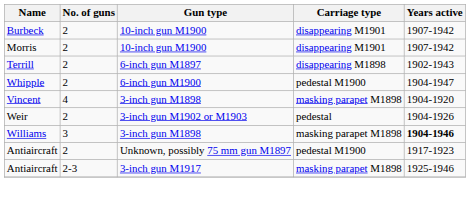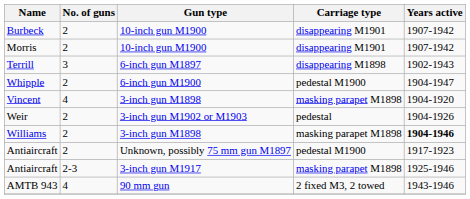(65, 64) 2 -> (65, 64) 3
(65, 133) 3 -> (65, 133) 2
+ row: (32, 185)
